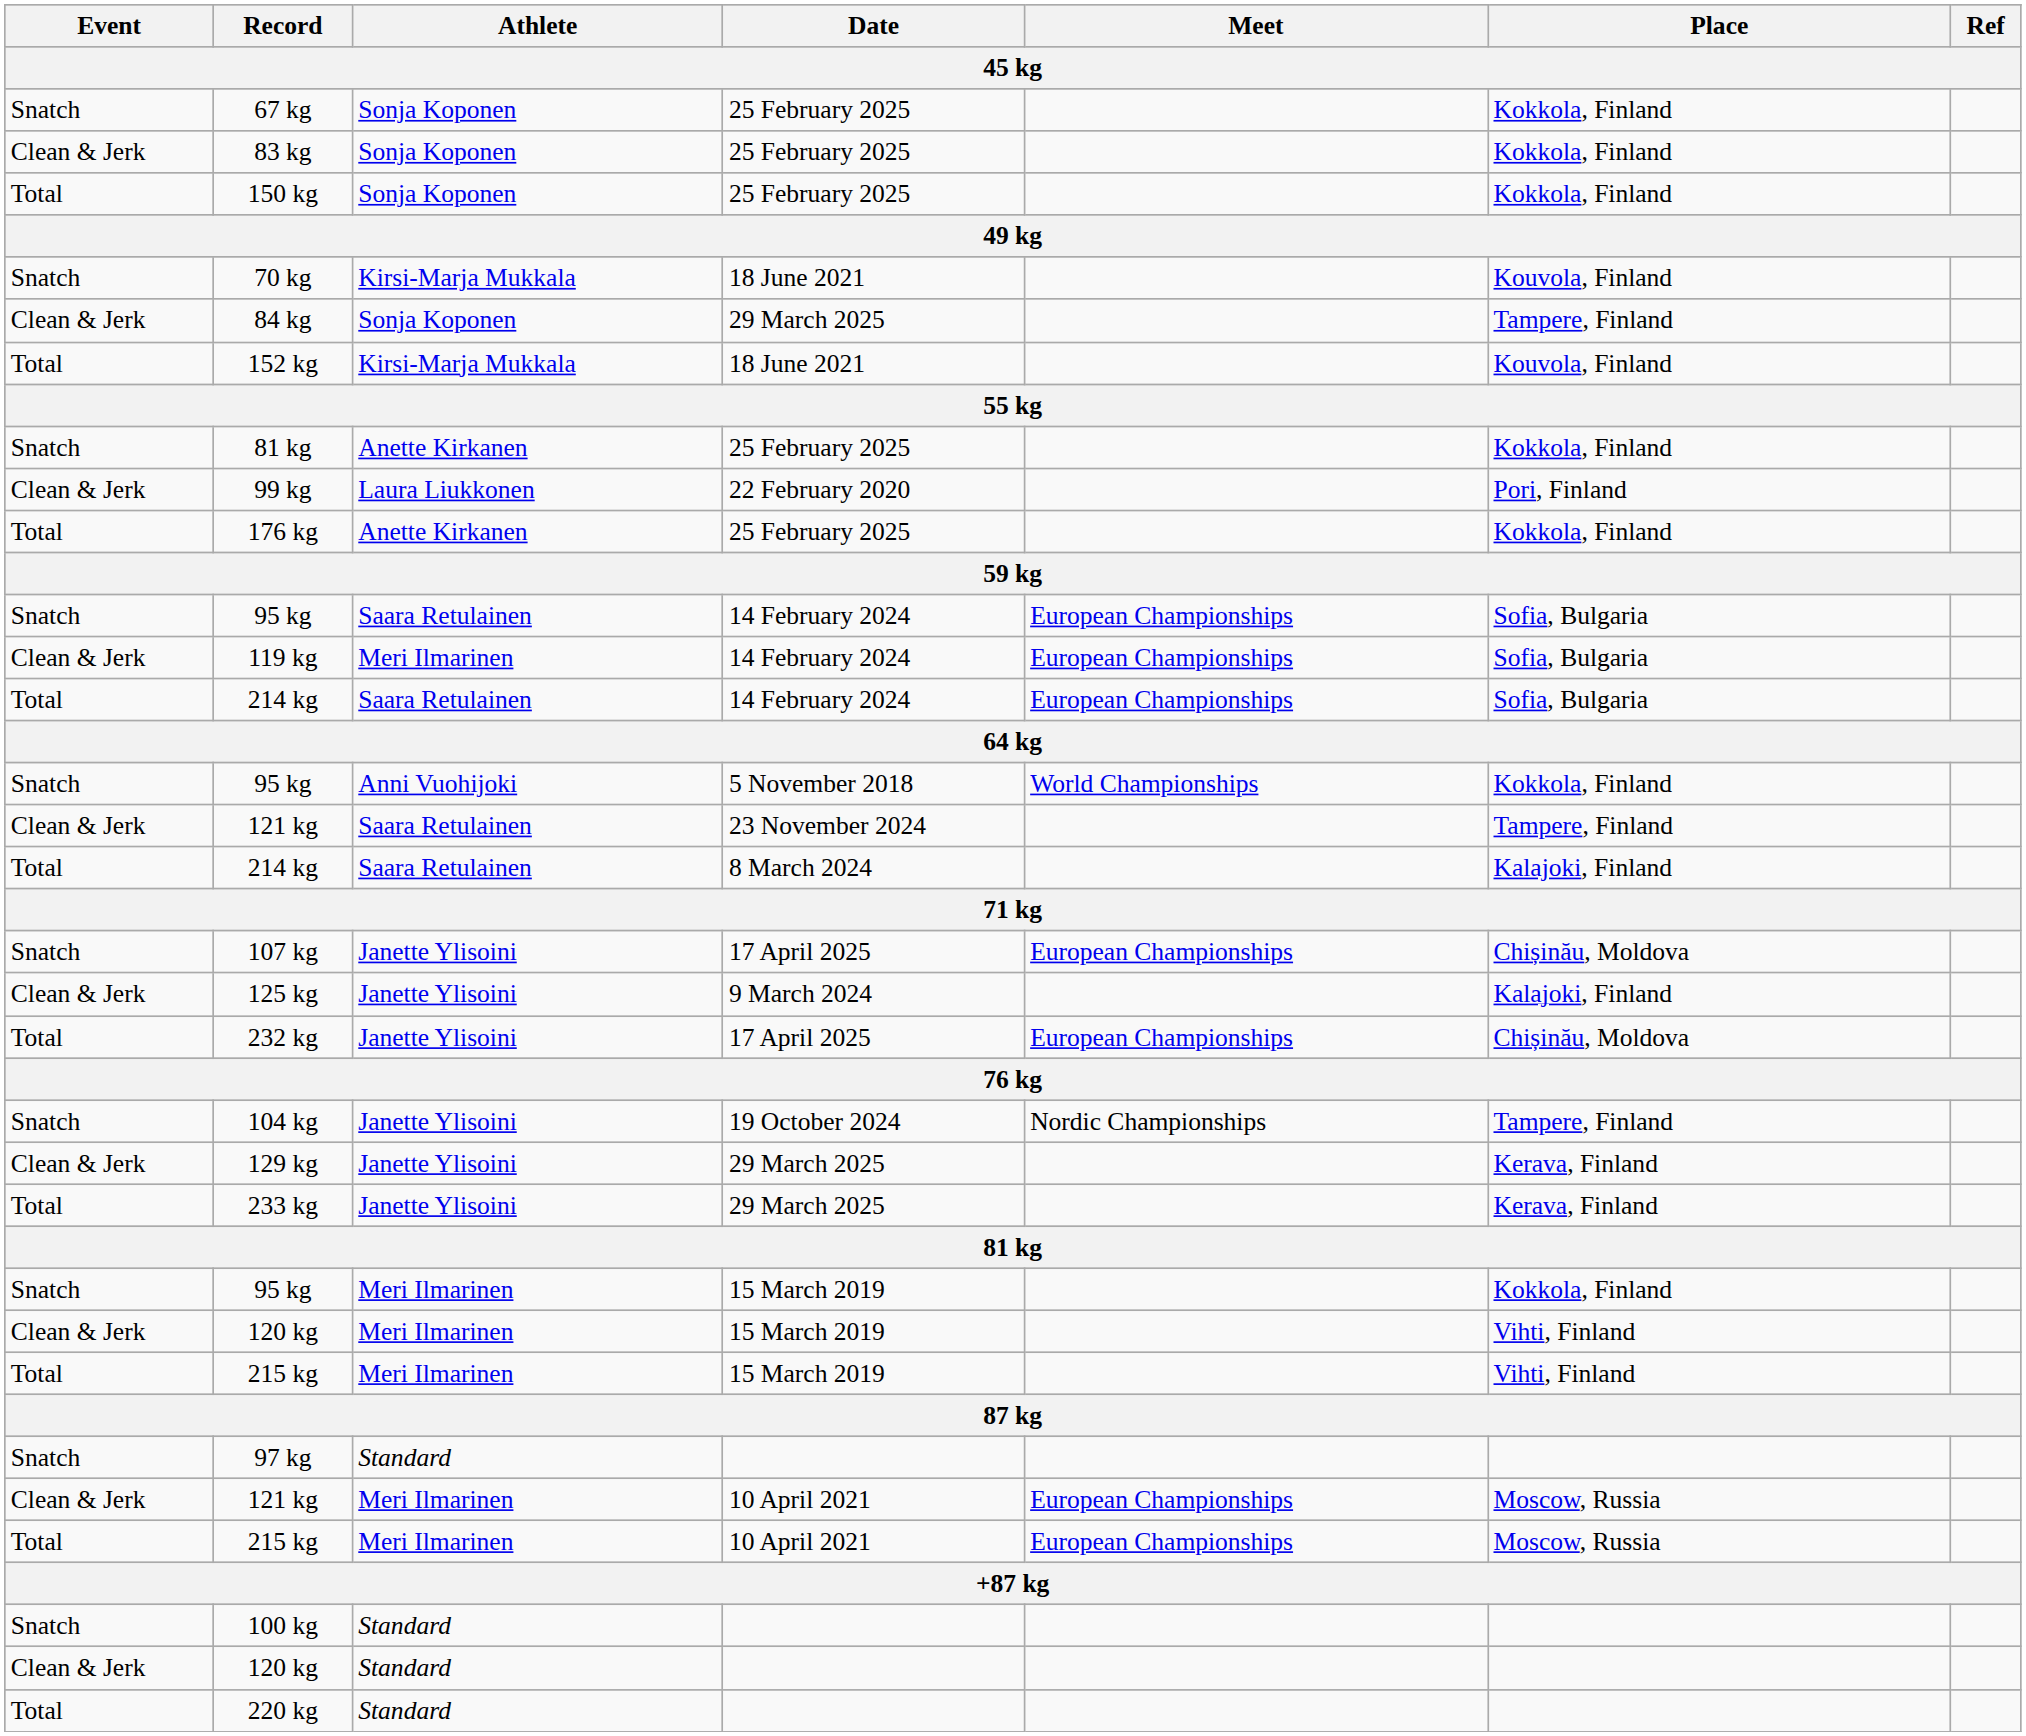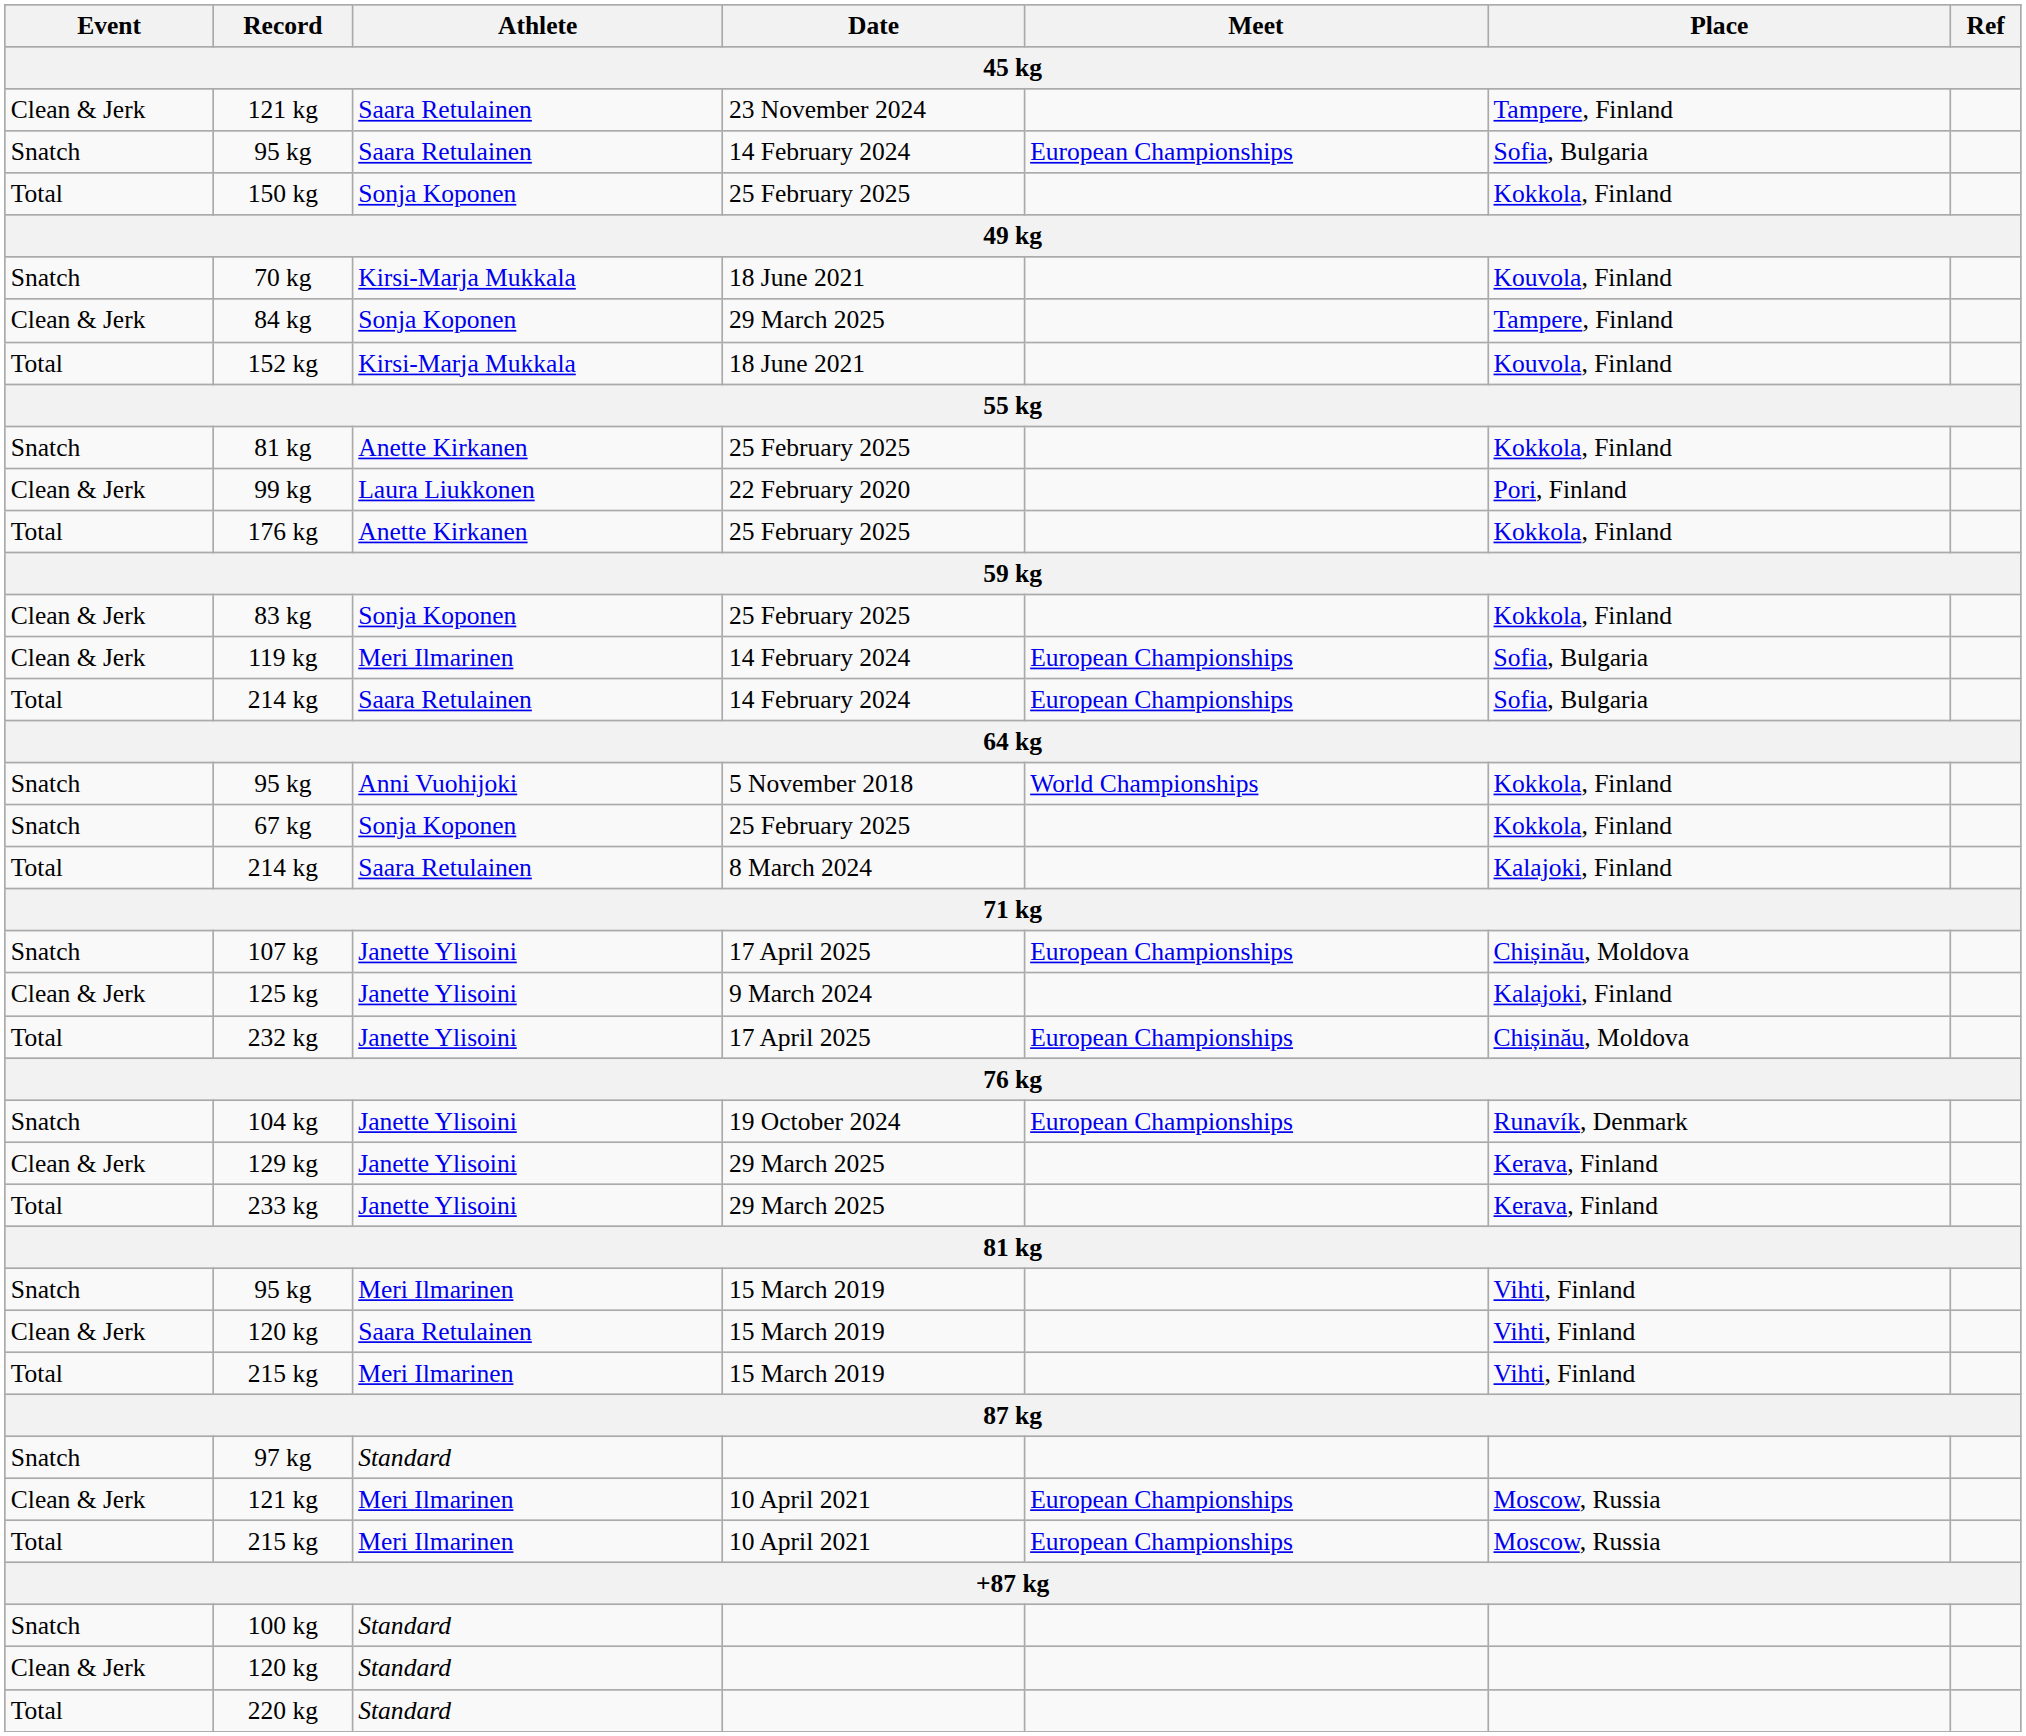rows swapped: (283, 109) <-> (283, 825)
rows swapped: (283, 152) <-> (283, 615)
(1148, 1120) Nordic Championships -> (1162, 1120) European Championships
(1583, 1120) Tampere, Finland -> (1591, 1120) Runavík, Denmark
(1583, 1288) Kokkola, Finland -> (1564, 1288) Vihti, Finland
(436, 1330) Meri Ilmarinen -> (445, 1330) Saara Retulainen
